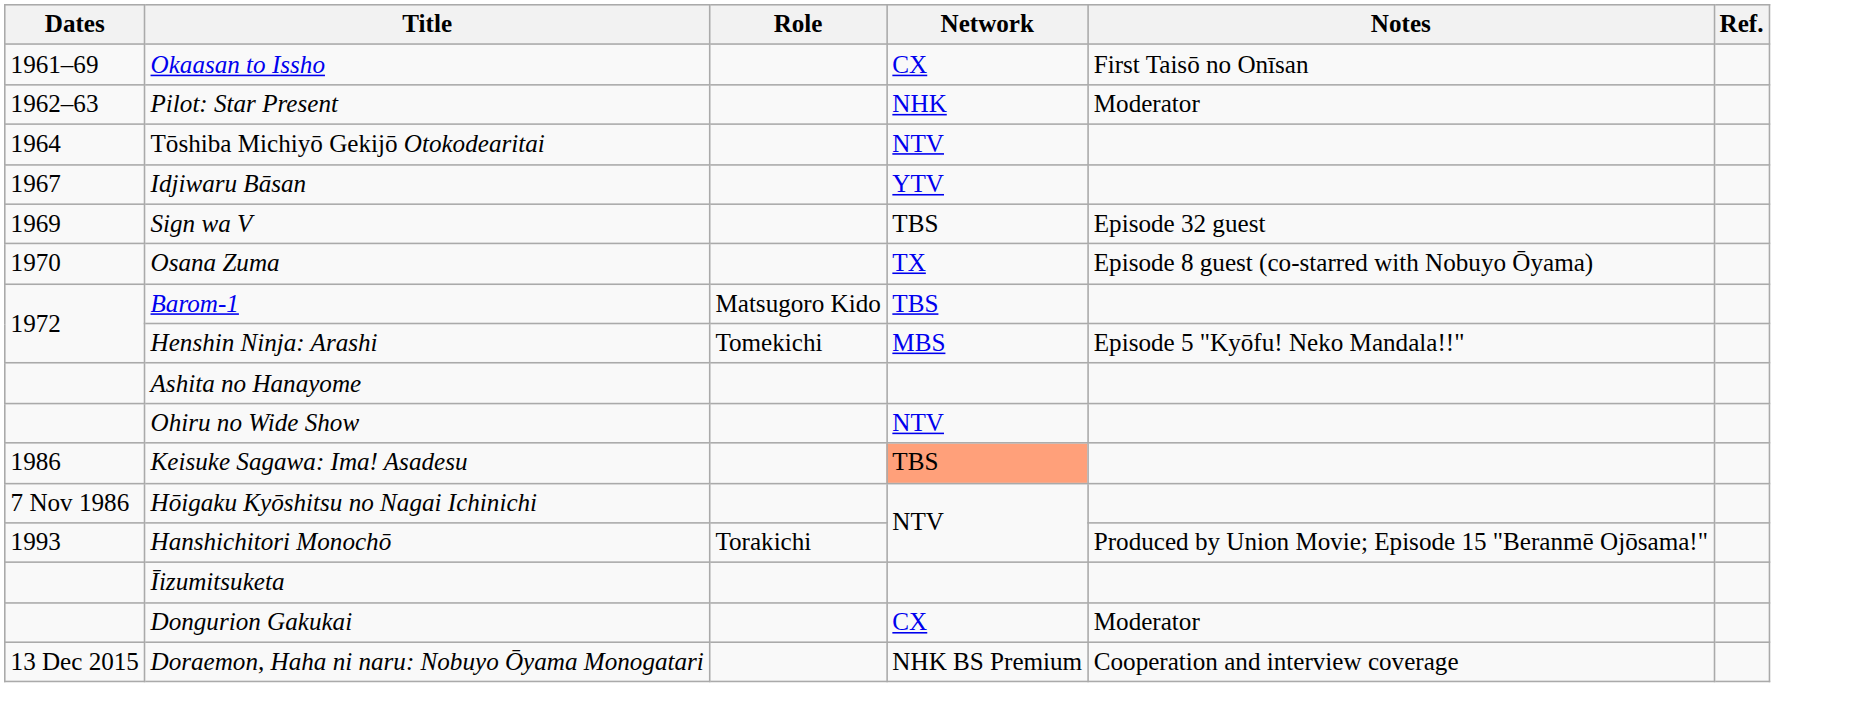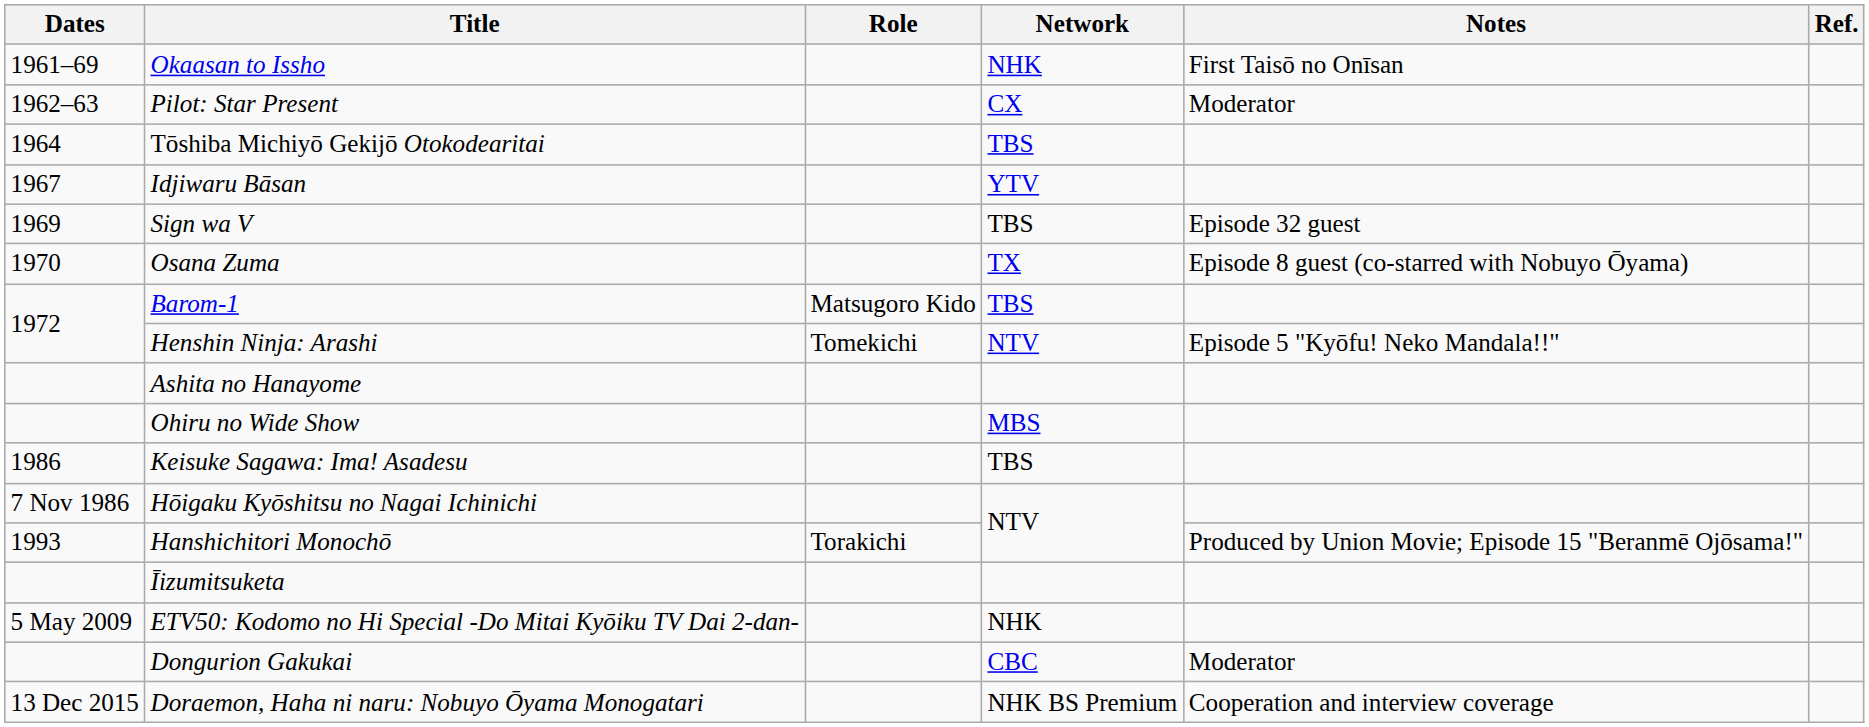(910, 64) CX -> (1015, 64) NHK
(920, 104) NHK -> (1005, 104) CX
(918, 143) NTV -> (1010, 143) TBS
(919, 343) MBS -> (1013, 343) NTV
(918, 422) NTV -> (1014, 422) MBS
(915, 462) lightsalmon background -> (1010, 462) no background
+ row: (475, 622)
(910, 622) CX -> (1013, 661) CBC
